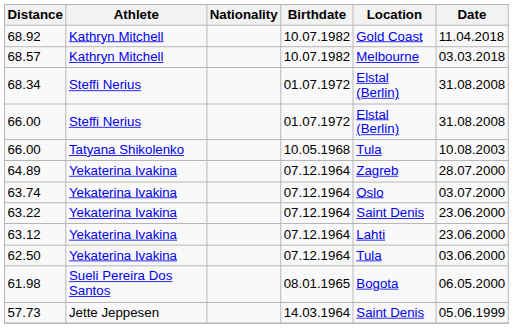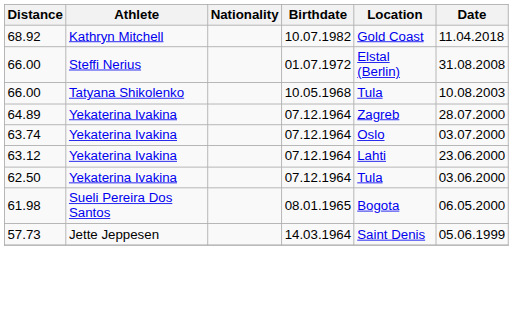- row: (24, 57)
- row: (24, 85)
- row: (24, 213)
